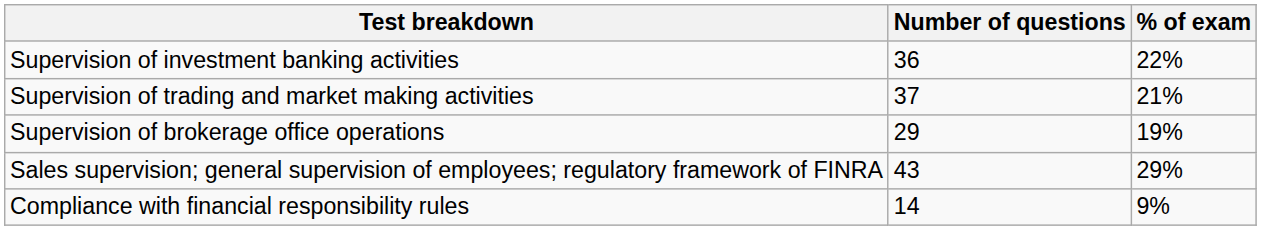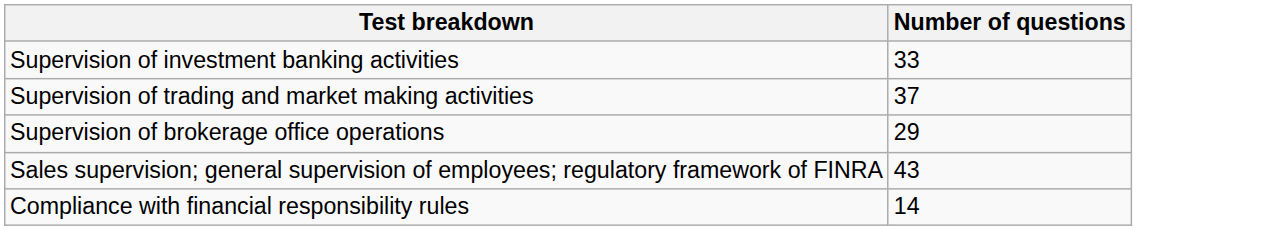- column: (1194, 22)
(907, 59) 36 -> (907, 59) 33
